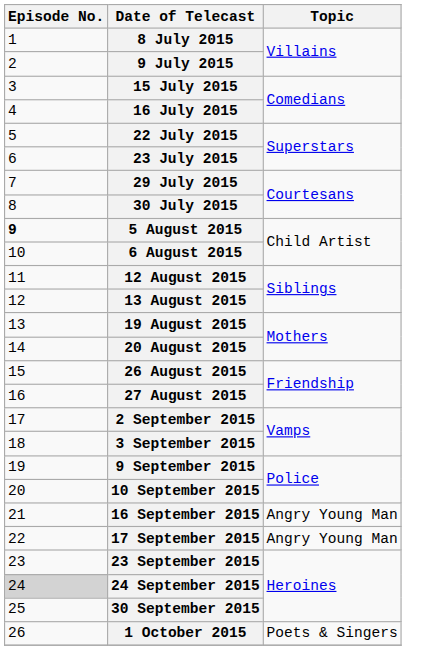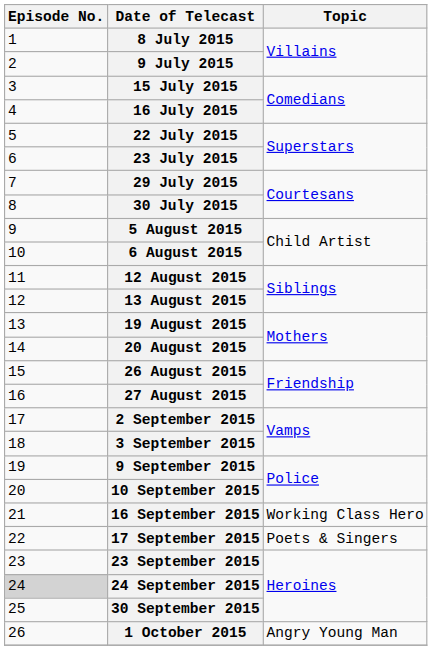(12, 230) bold -> (12, 230) normal
(332, 515) Angry Young Man -> (345, 515) Working Class Hero
(332, 538) Angry Young Man -> (332, 538) Poets & Singers
(332, 633) Poets & Singers -> (332, 633) Angry Young Man
